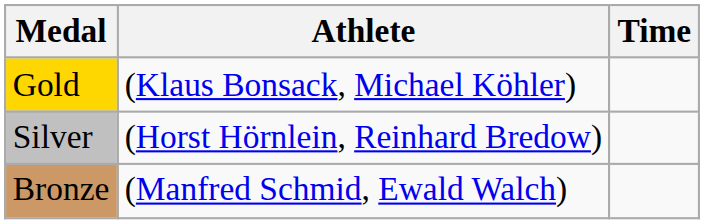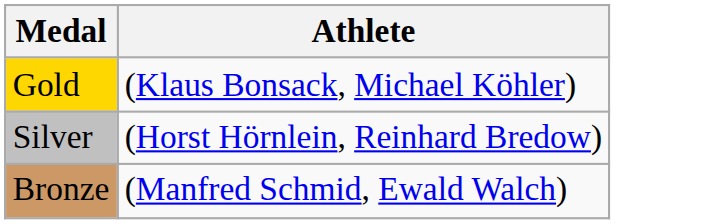- column: (654, 31)
